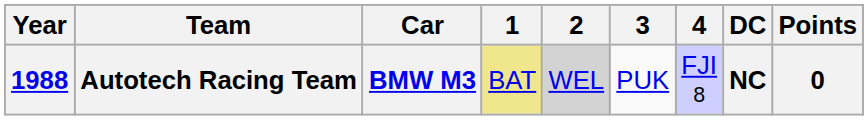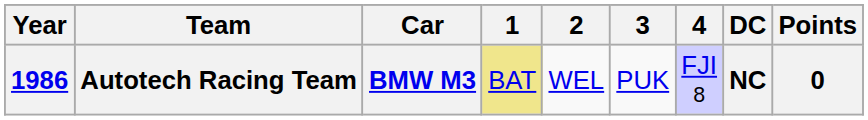(40, 79) 1988 -> (40, 79) 1986
(576, 79) lightgrey background -> (576, 79) no background
